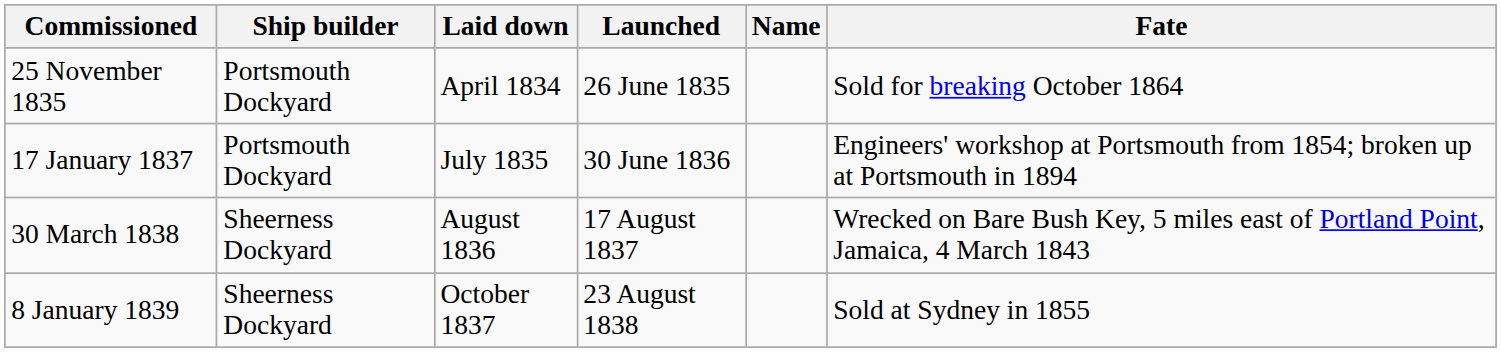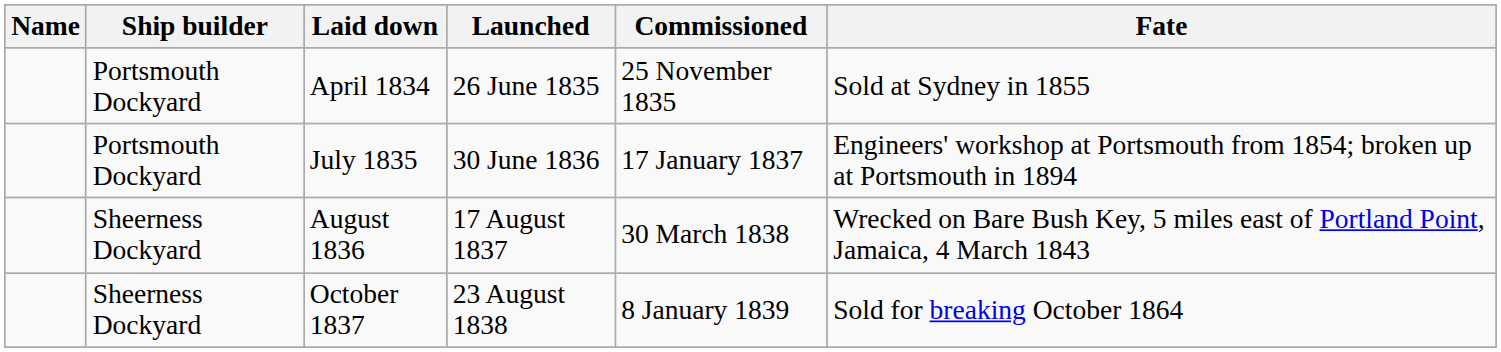columns swapped: (786, 26) <-> (111, 26)
(1008, 85) Sold for breaking October 1864 -> (962, 85) Sold at Sydney in 1855
(962, 309) Sold at Sydney in 1855 -> (1008, 309) Sold for breaking October 1864
